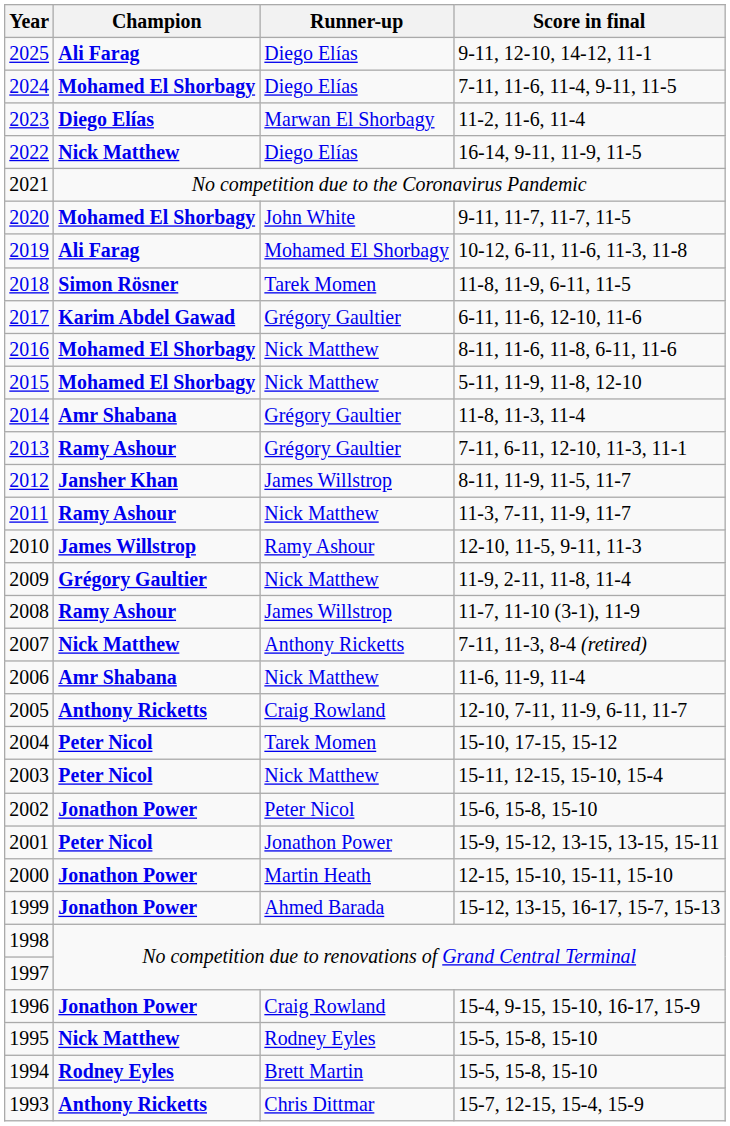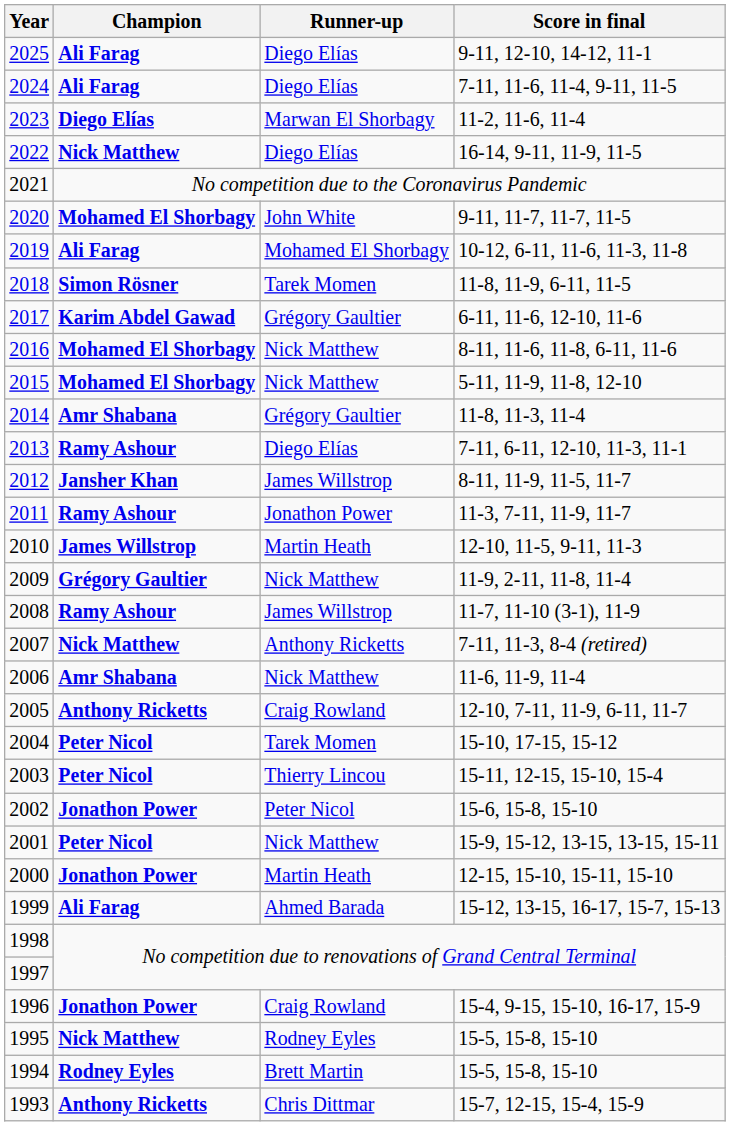(157, 86) Mohamed El Shorbagy -> (99, 86) Ali Farag
(333, 447) Grégory Gaultier -> (311, 447) Diego Elías
(322, 513) Nick Matthew -> (328, 513) Jonathon Power
(319, 546) Ramy Ashour -> (318, 546) Martin Heath
(322, 776) Nick Matthew -> (325, 776) Thierry Lincou
(328, 841) Jonathon Power -> (322, 841) Nick Matthew
(128, 907) Jonathon Power -> (99, 907) Ali Farag
